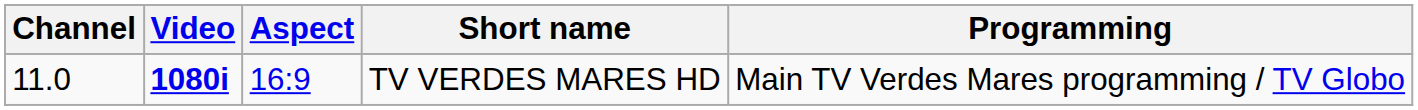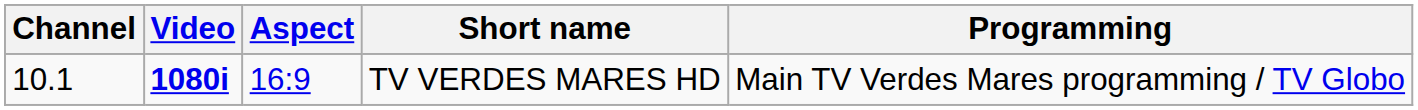(42, 79) 11.0 -> (43, 79) 10.1
